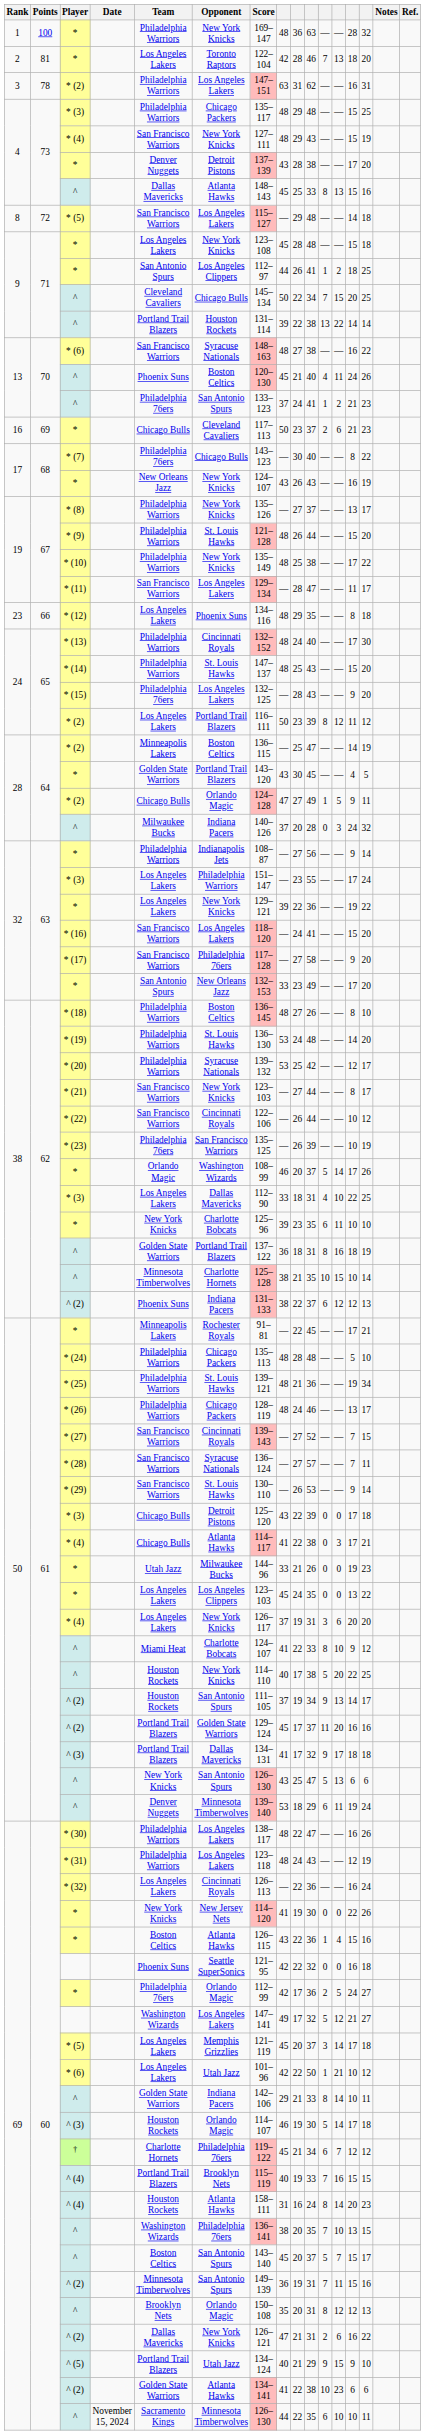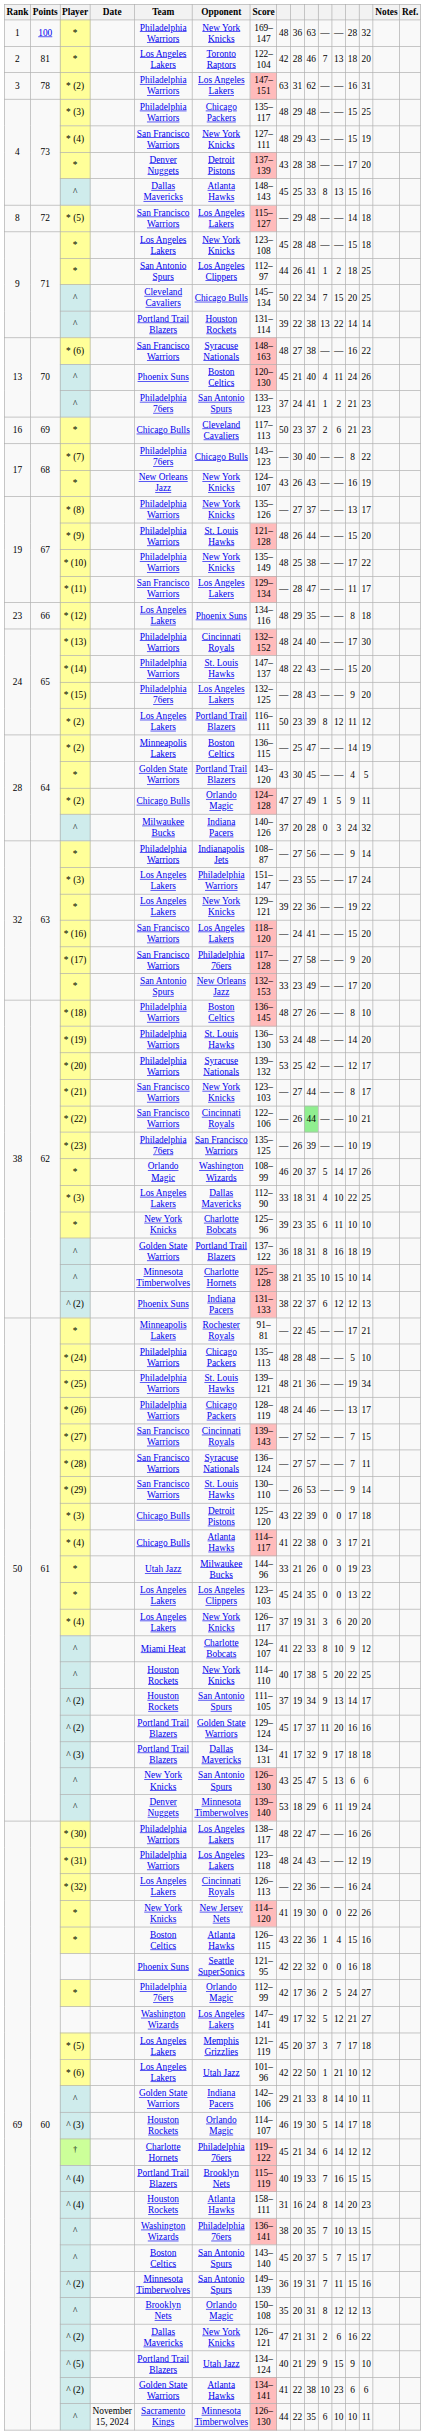(298, 669) 25 -> (298, 669) 22
(311, 1119) no background -> (311, 1119) lightgreen background
(366, 1119) 12 -> (366, 1119) 21
(339, 2046) 14 -> (339, 2046) 7
(339, 2152) 7 -> (339, 2152) 14
